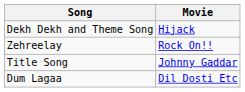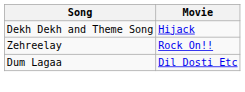- row: (37, 62)
